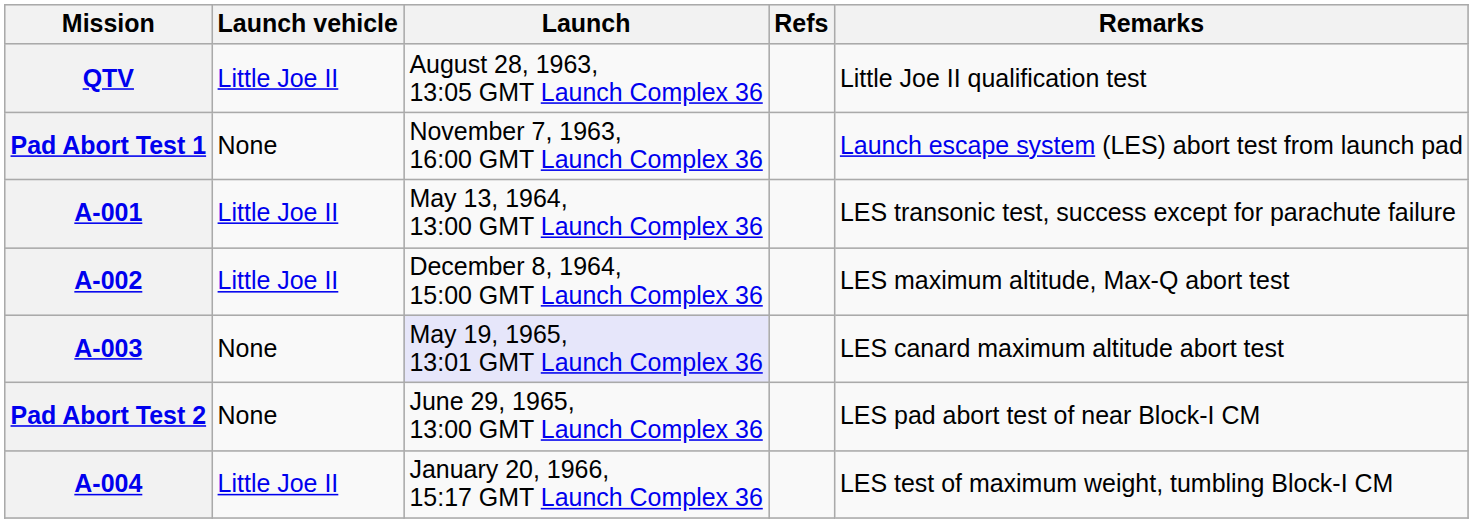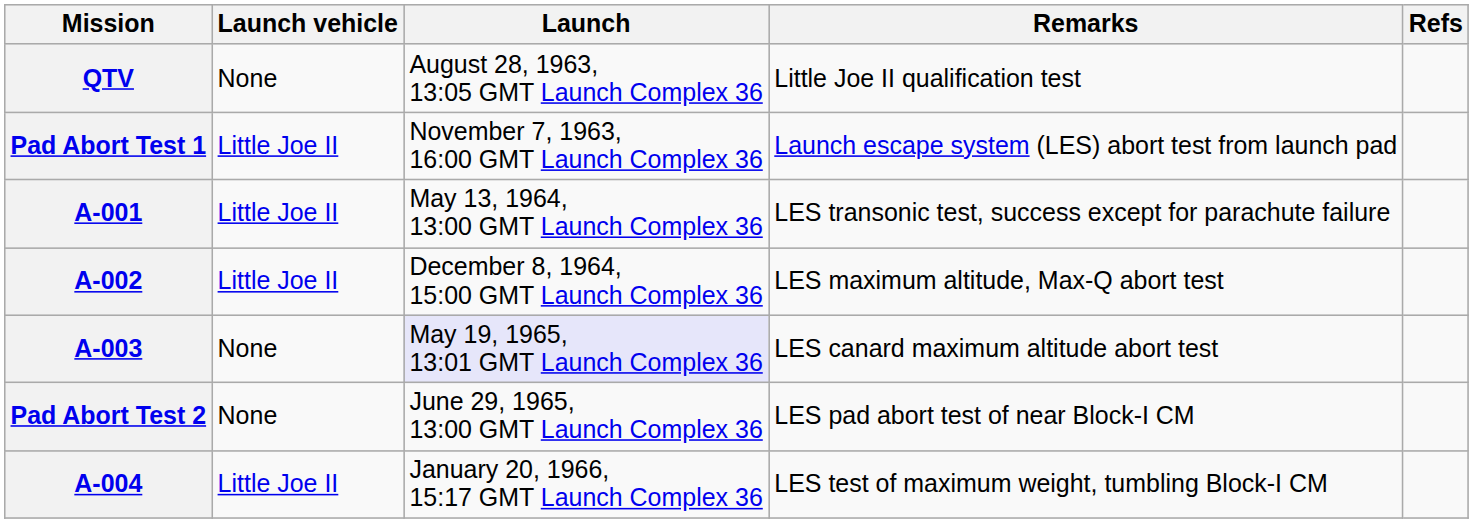columns swapped: (1151, 24) <-> (801, 24)
(278, 77) Little Joe II -> (247, 77) None
(247, 145) None -> (278, 145) Little Joe II
